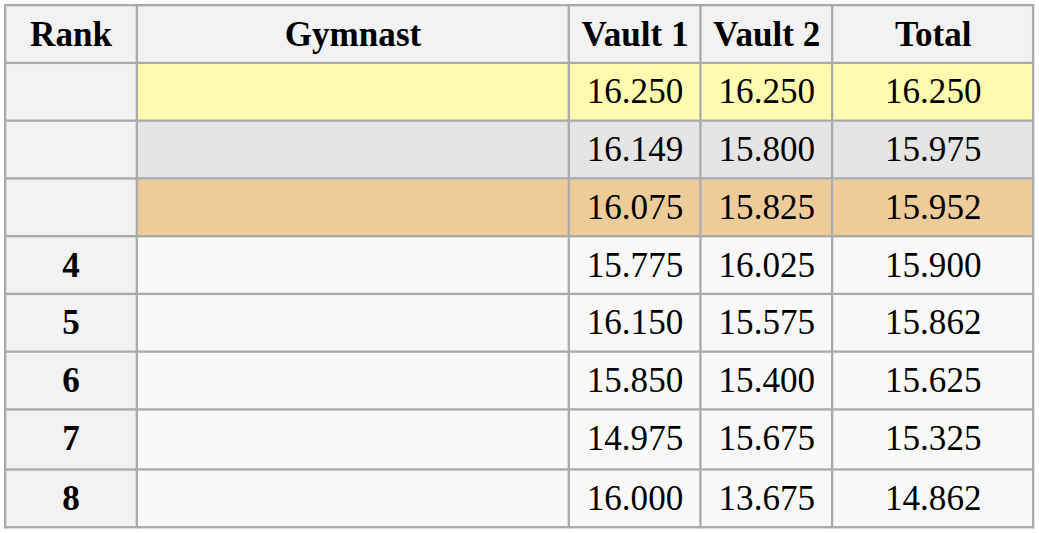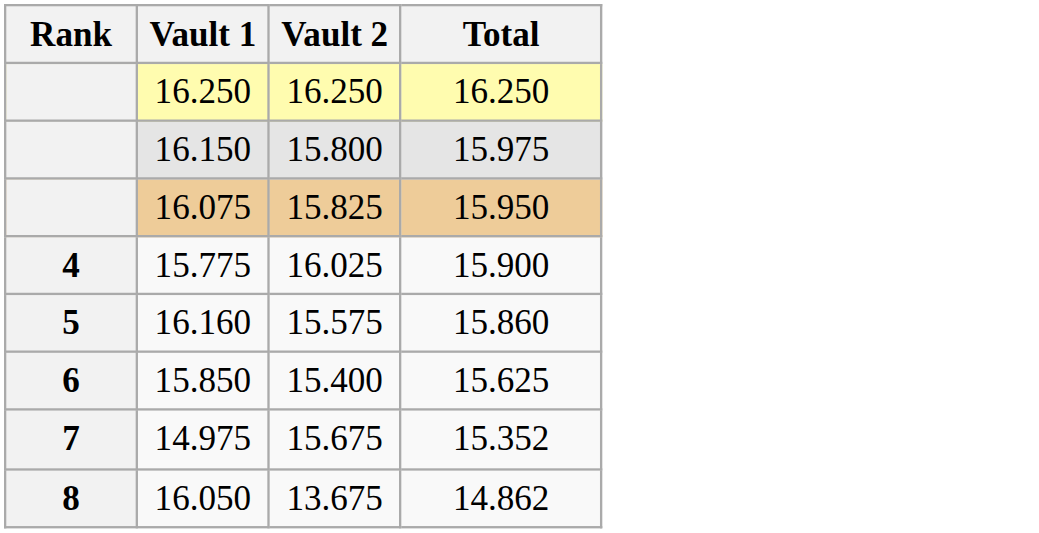- column: (353, 33)
(635, 149) 16.149 -> (203, 149) 16.150
(933, 207) 15.952 -> (501, 207) 15.950
(635, 323) 16.150 -> (203, 323) 16.160
(933, 323) 15.862 -> (501, 323) 15.860
(933, 438) 15.325 -> (501, 438) 15.352
(635, 496) 16.000 -> (203, 496) 16.050
